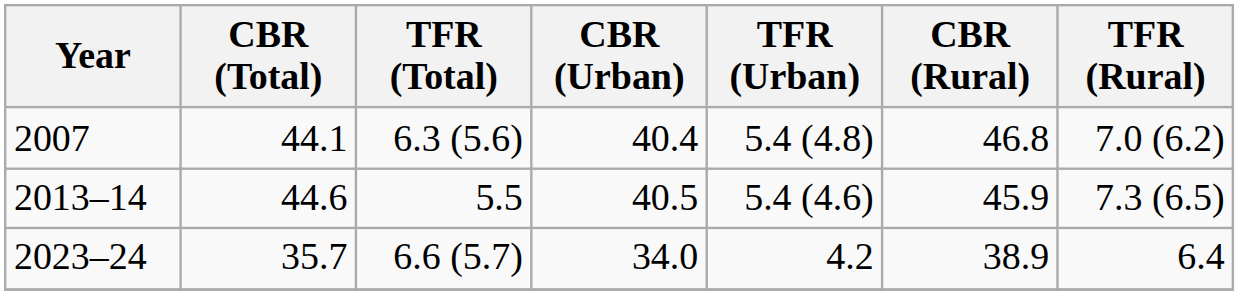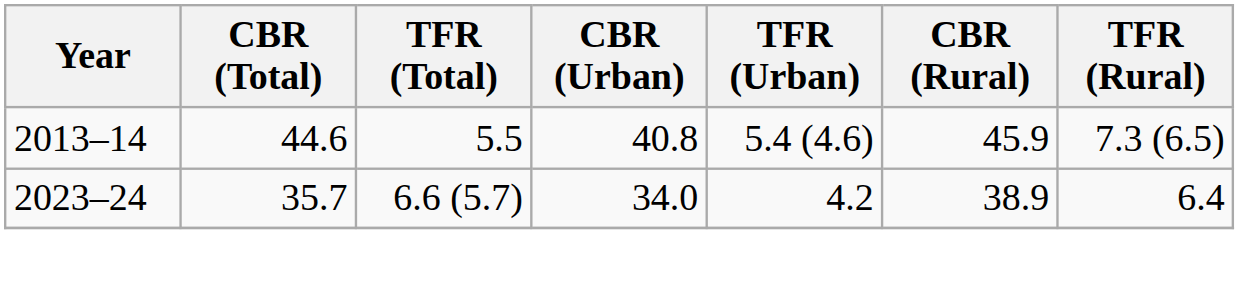- row: (52, 137)
(665, 197) 40.5 -> (665, 137) 40.8
